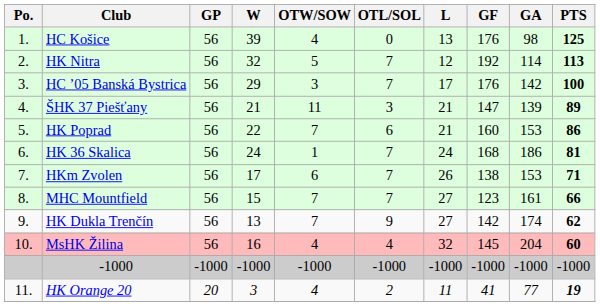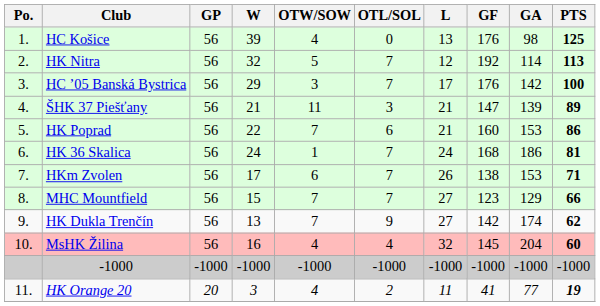(531, 198) 161 -> (531, 198) 129
